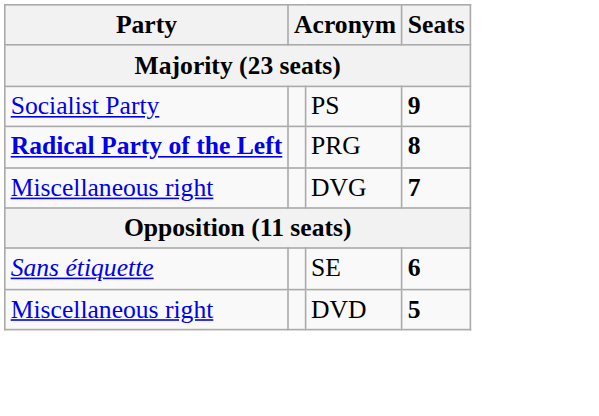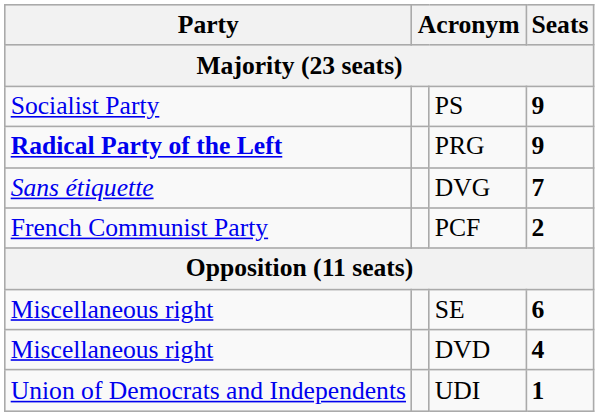(414, 146) 8 -> (538, 146) 9
(112, 187) Miscellaneous right -> (82, 187) Sans étiquette
+ row: (458, 227)
(82, 268) Sans étiquette -> (112, 308) Miscellaneous right
(414, 308) 5 -> (538, 349) 4
+ row: (457, 390)
